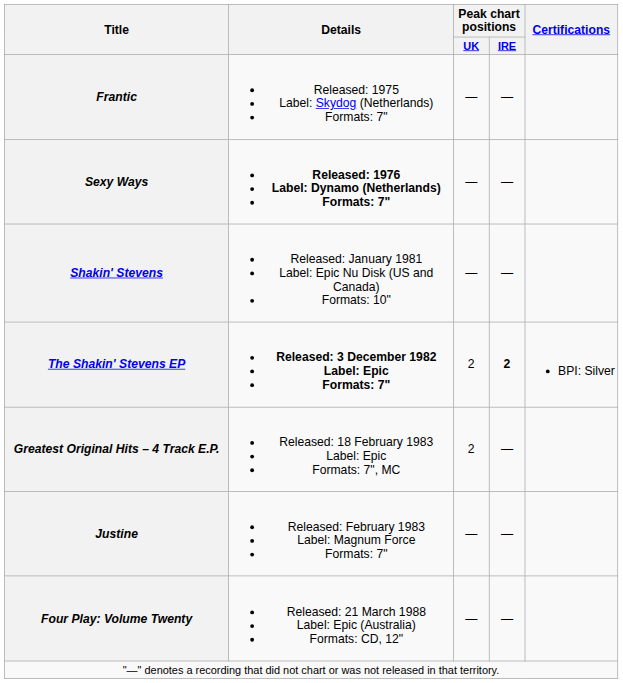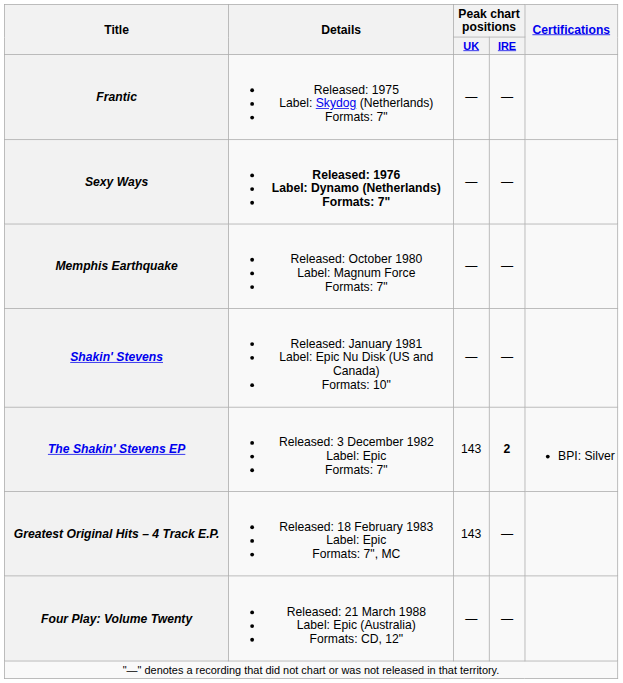+ row: (117, 266)
(341, 371) bold -> (341, 456) normal
(471, 364) 2 -> (471, 449) 143
(471, 449) 2 -> (471, 533) 143
- row: (117, 533)
